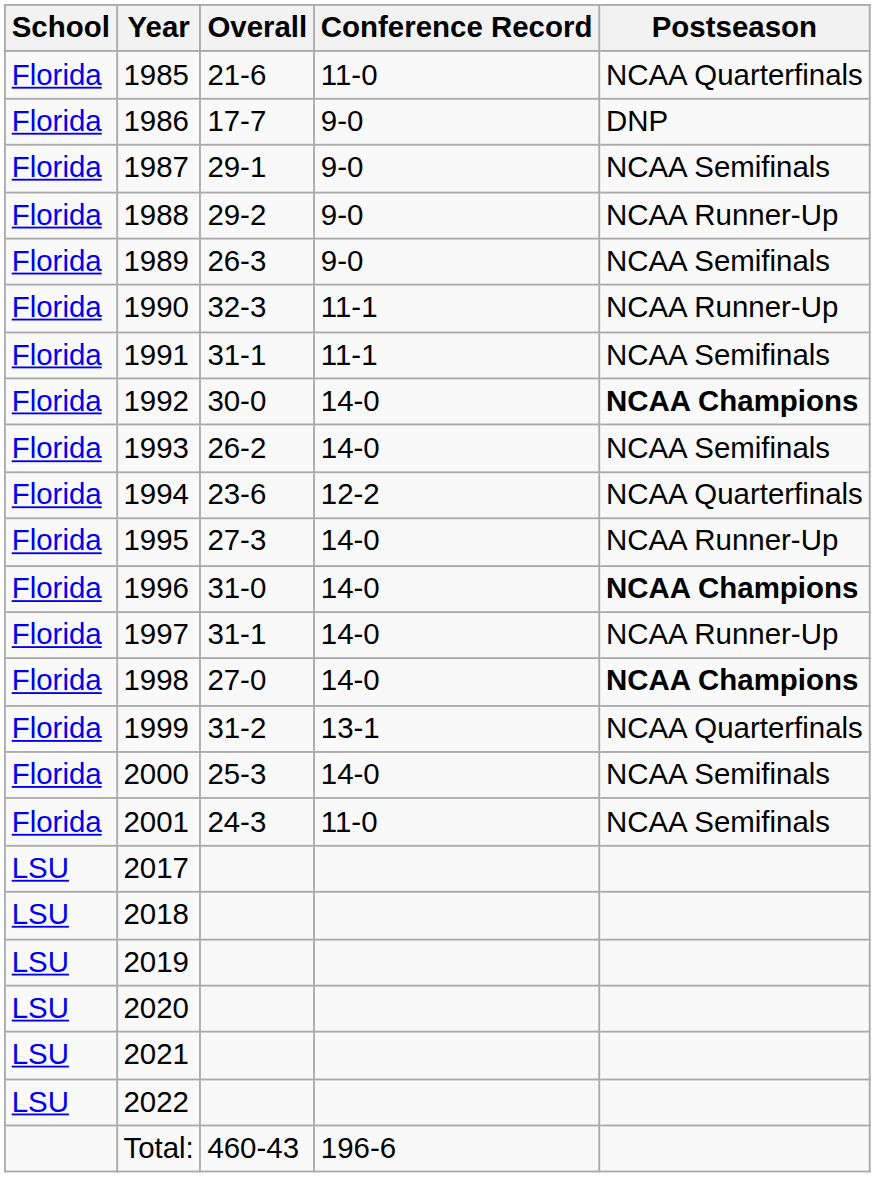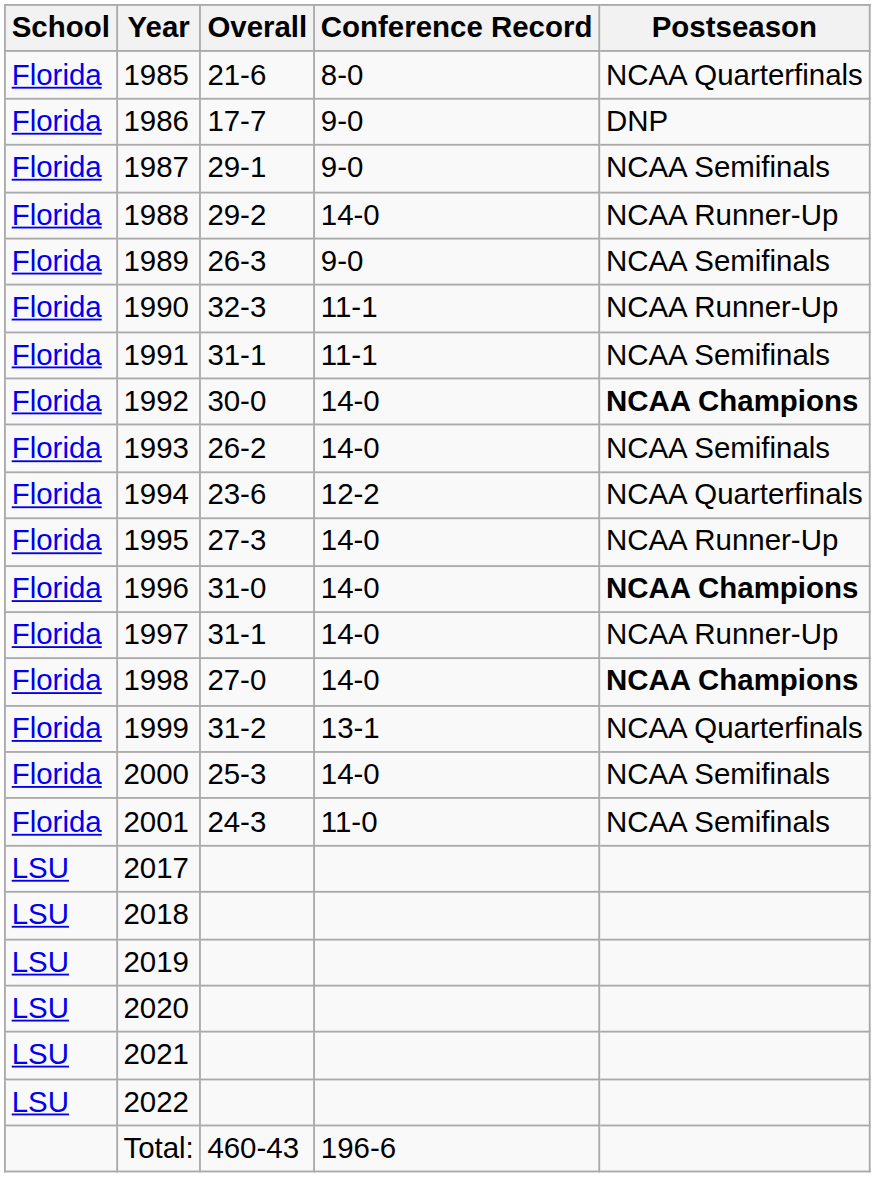(349, 74) 11-0 -> (342, 74) 8-0
(342, 214) 9-0 -> (350, 214) 14-0
